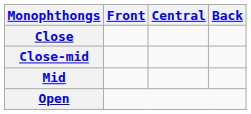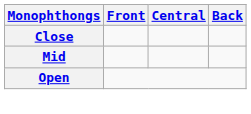- row: (54, 57)
